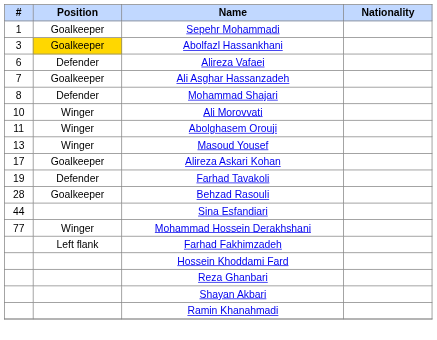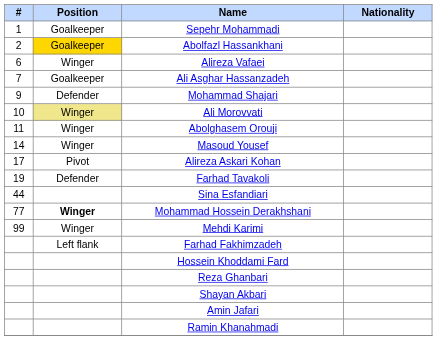(19, 46) 3 -> (19, 46) 2
(78, 62) Defender -> (78, 62) Winger
(19, 95) 8 -> (19, 95) 9
(78, 112) no background -> (78, 112) khaki background
(19, 145) 13 -> (19, 145) 14
(78, 162) Goalkeeper -> (78, 162) Pivot
- row: (233, 195)
(78, 228) normal -> (78, 211) bold
+ row: (233, 228)
+ row: (233, 311)
